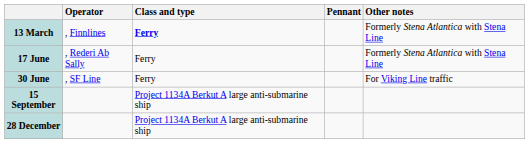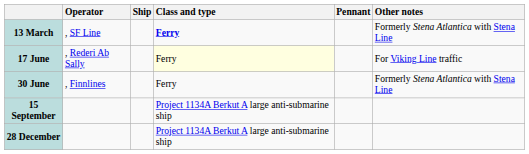+ column: (142, 12)
(85, 32) , Finnlines -> (83, 32) , SF Line
(145, 58) no background -> (166, 58) lightyellow background
(435, 58) Formerly Stena Atlantica with Stena Line -> (418, 58) For Viking Line traffic
(83, 79) , SF Line -> (85, 84) , Finnlines
(409, 79) For Viking Line traffic -> (445, 84) Formerly Stena Atlantica with Stena Line
